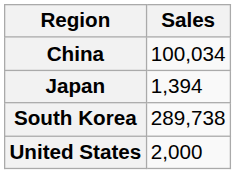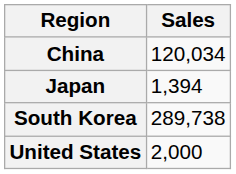(188, 53) 100,034 -> (188, 53) 120,034
